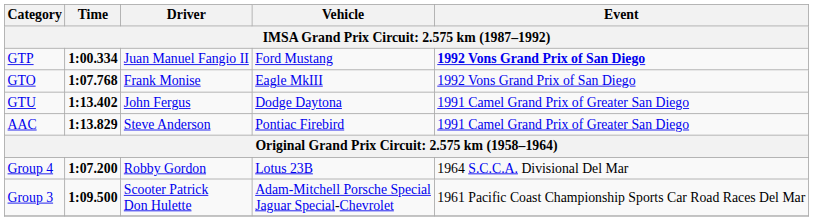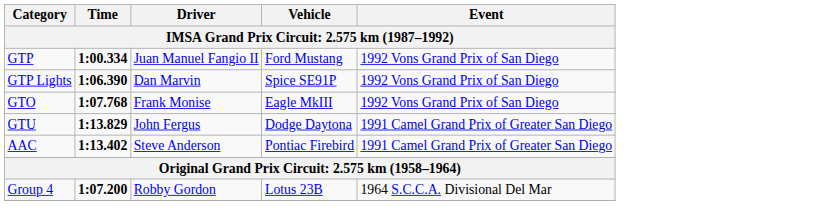(541, 59) bold -> (460, 59) normal
+ row: (40, 80)
(93, 102) 1:13.402 -> (103, 124) 1:13.829
(93, 124) 1:13.829 -> (103, 146) 1:13.402
- row: (30, 197)
